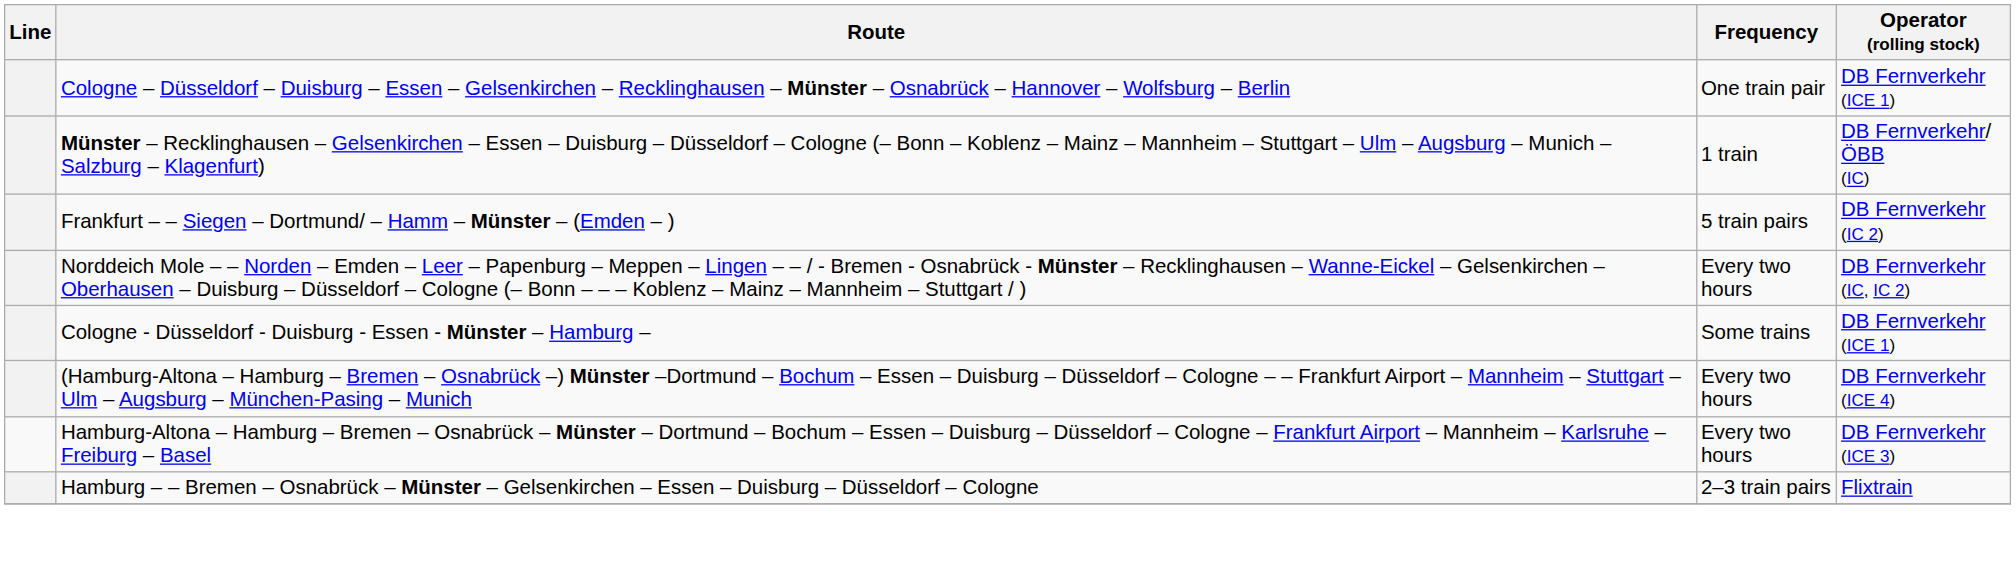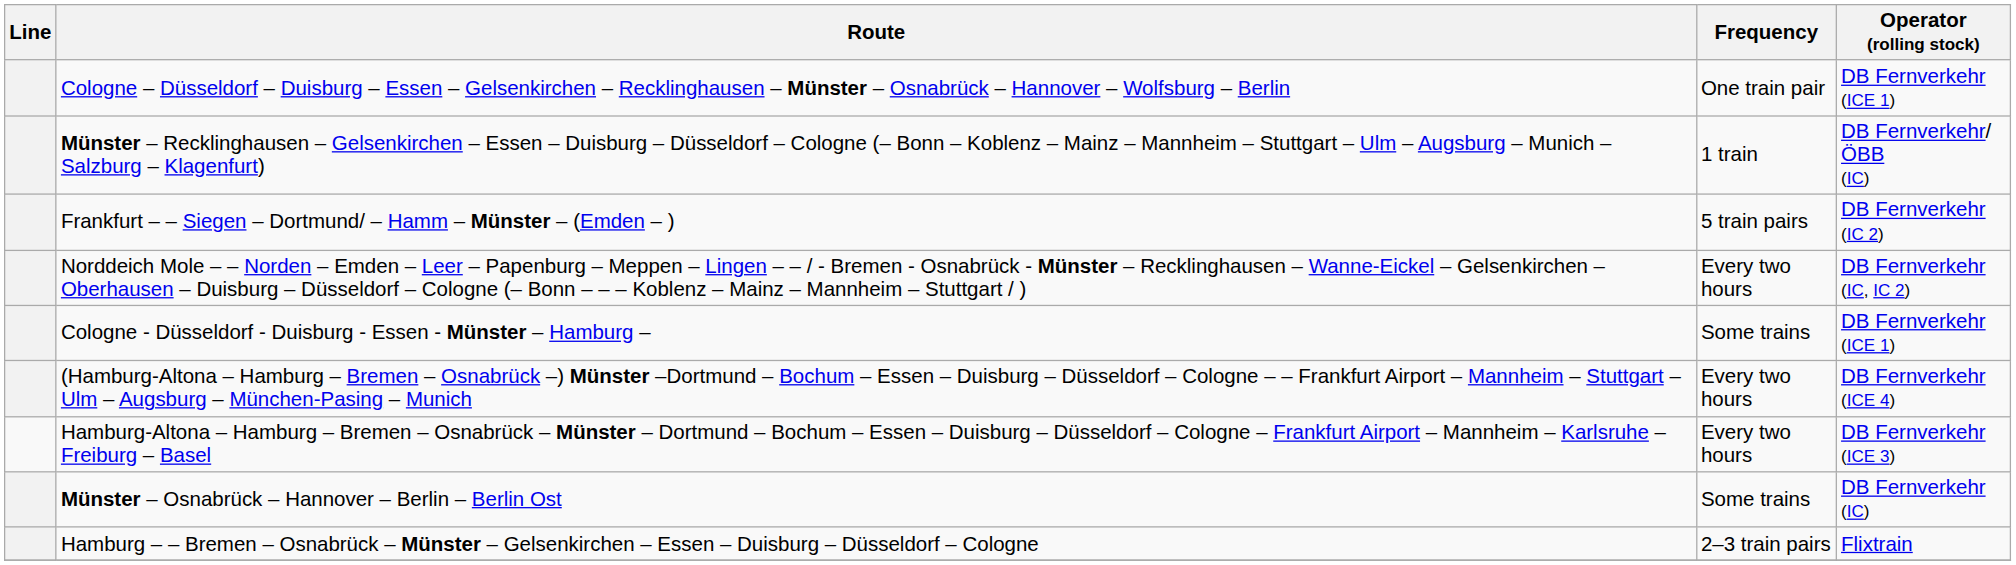+ row: (311, 499)
